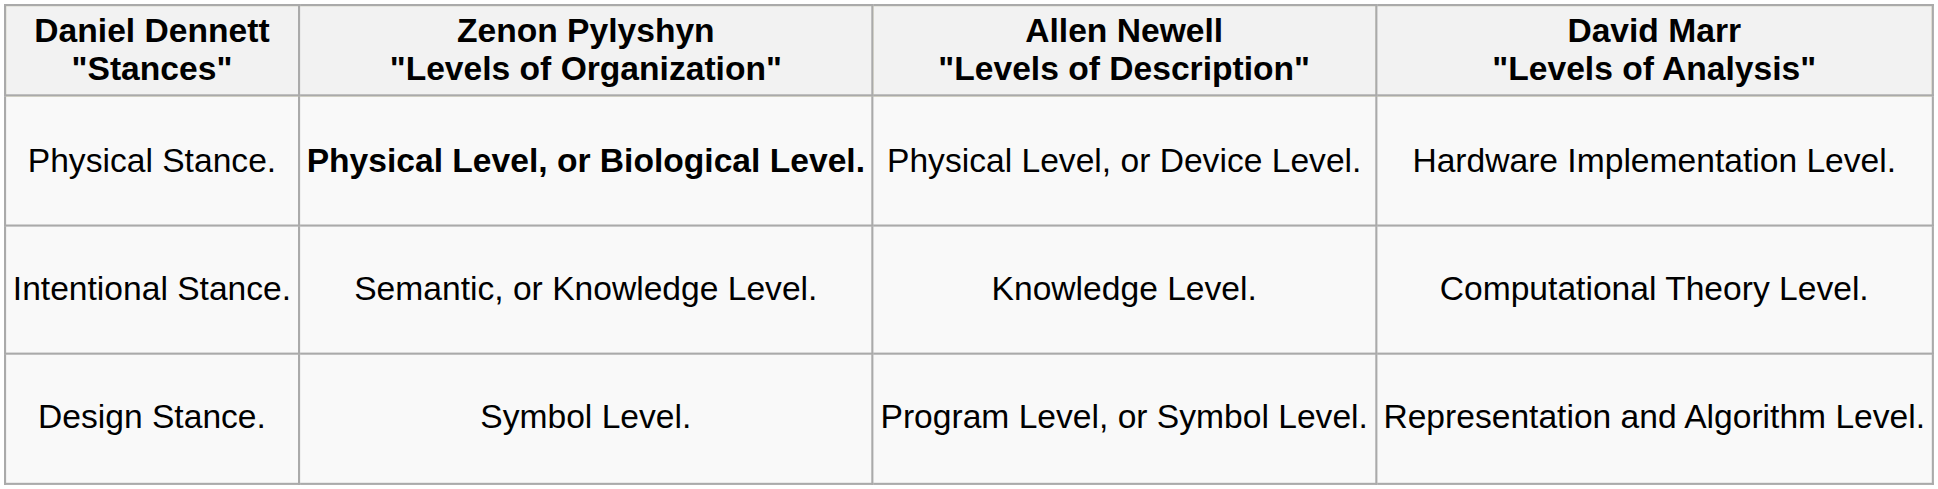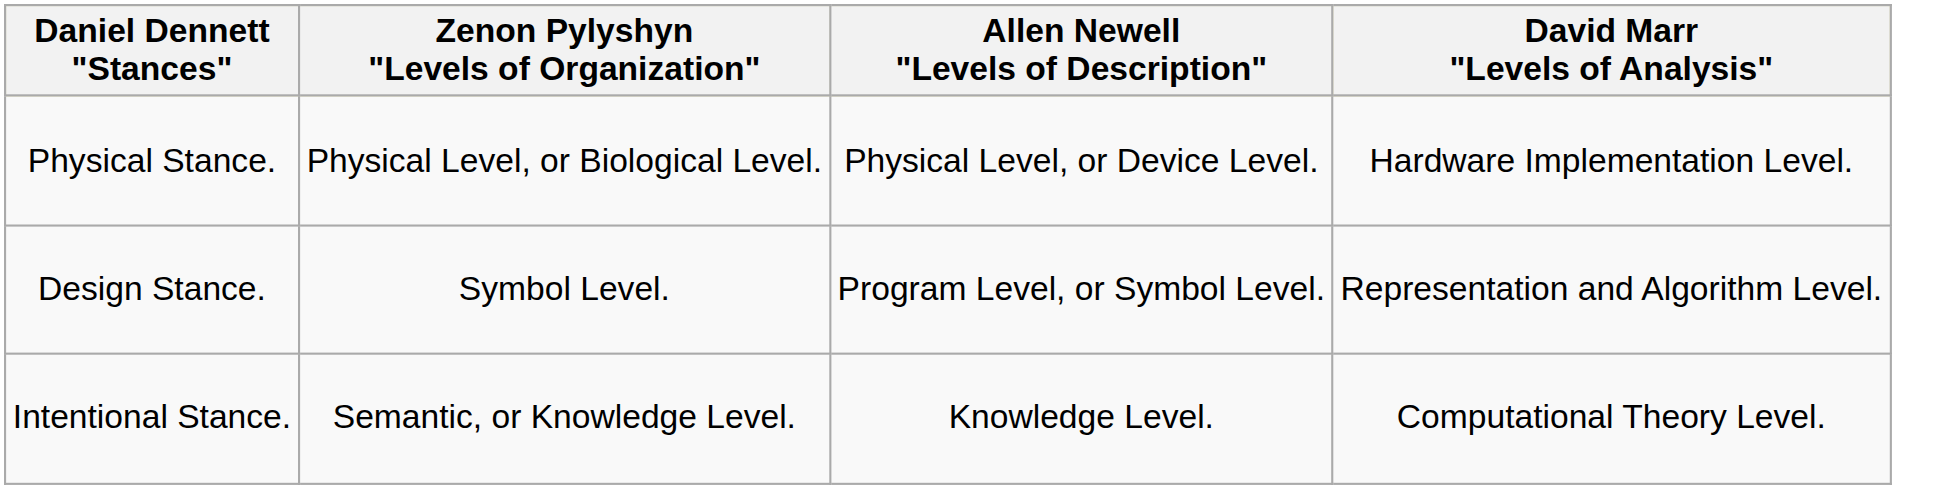(586, 160) bold -> (564, 160) normal
rows swapped: (152, 417) <-> (152, 288)
